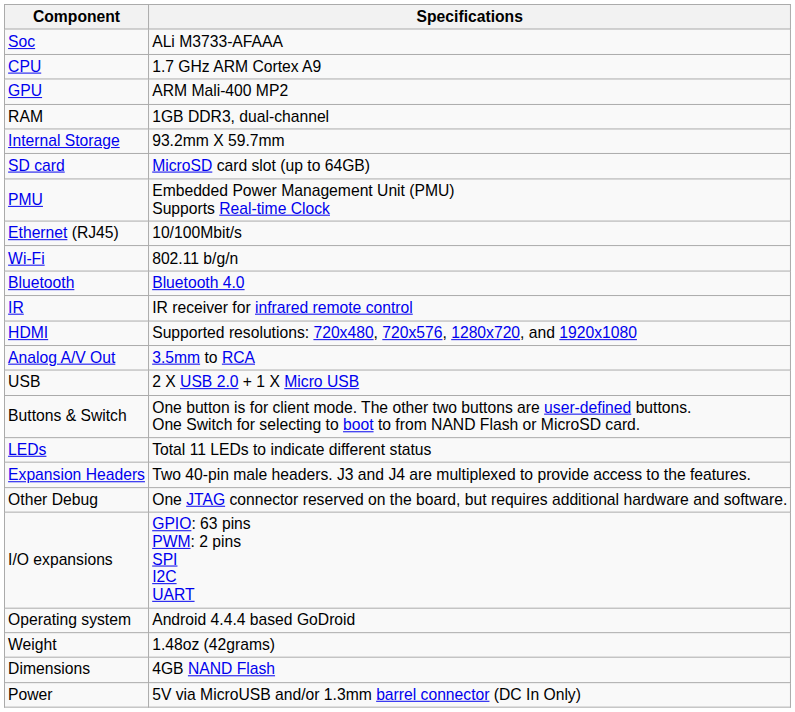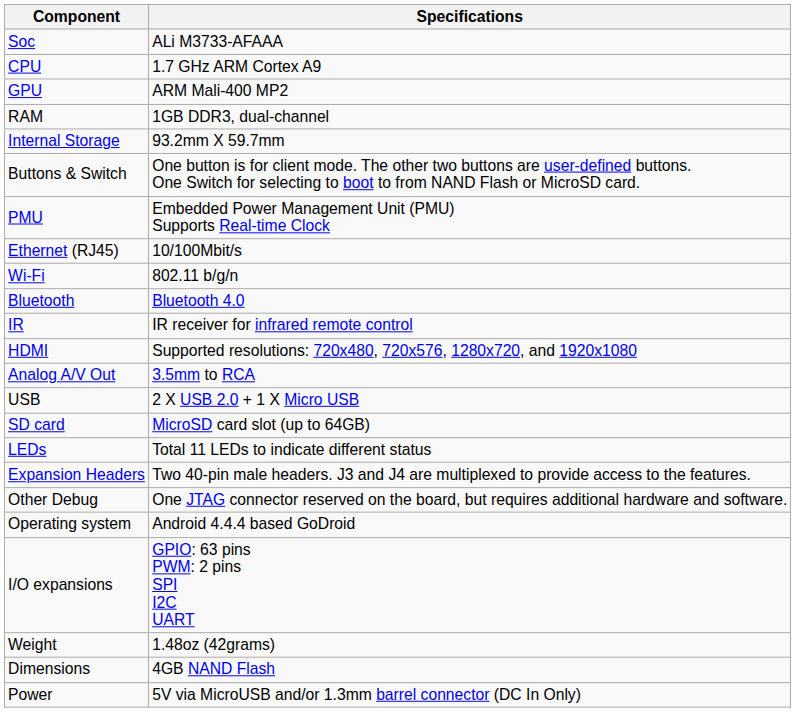rows swapped: (36, 166) <-> (67, 416)
rows swapped: (60, 559) <-> (70, 620)
